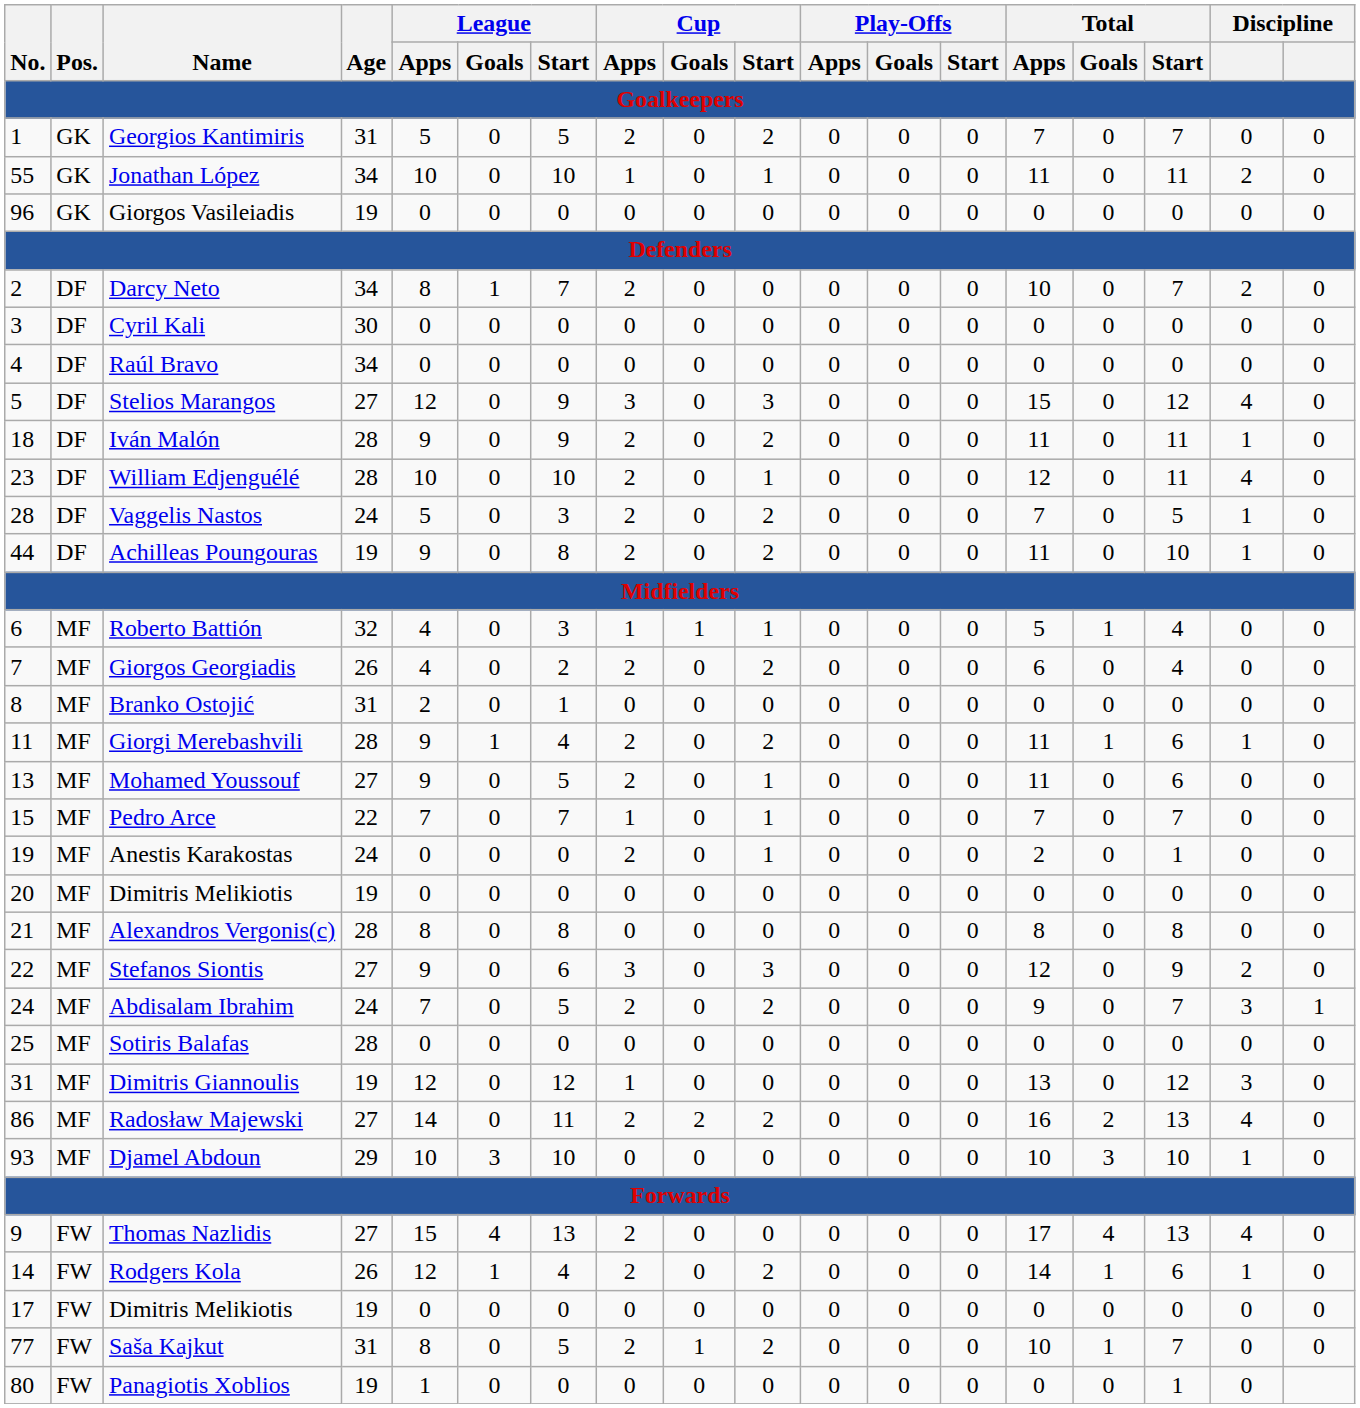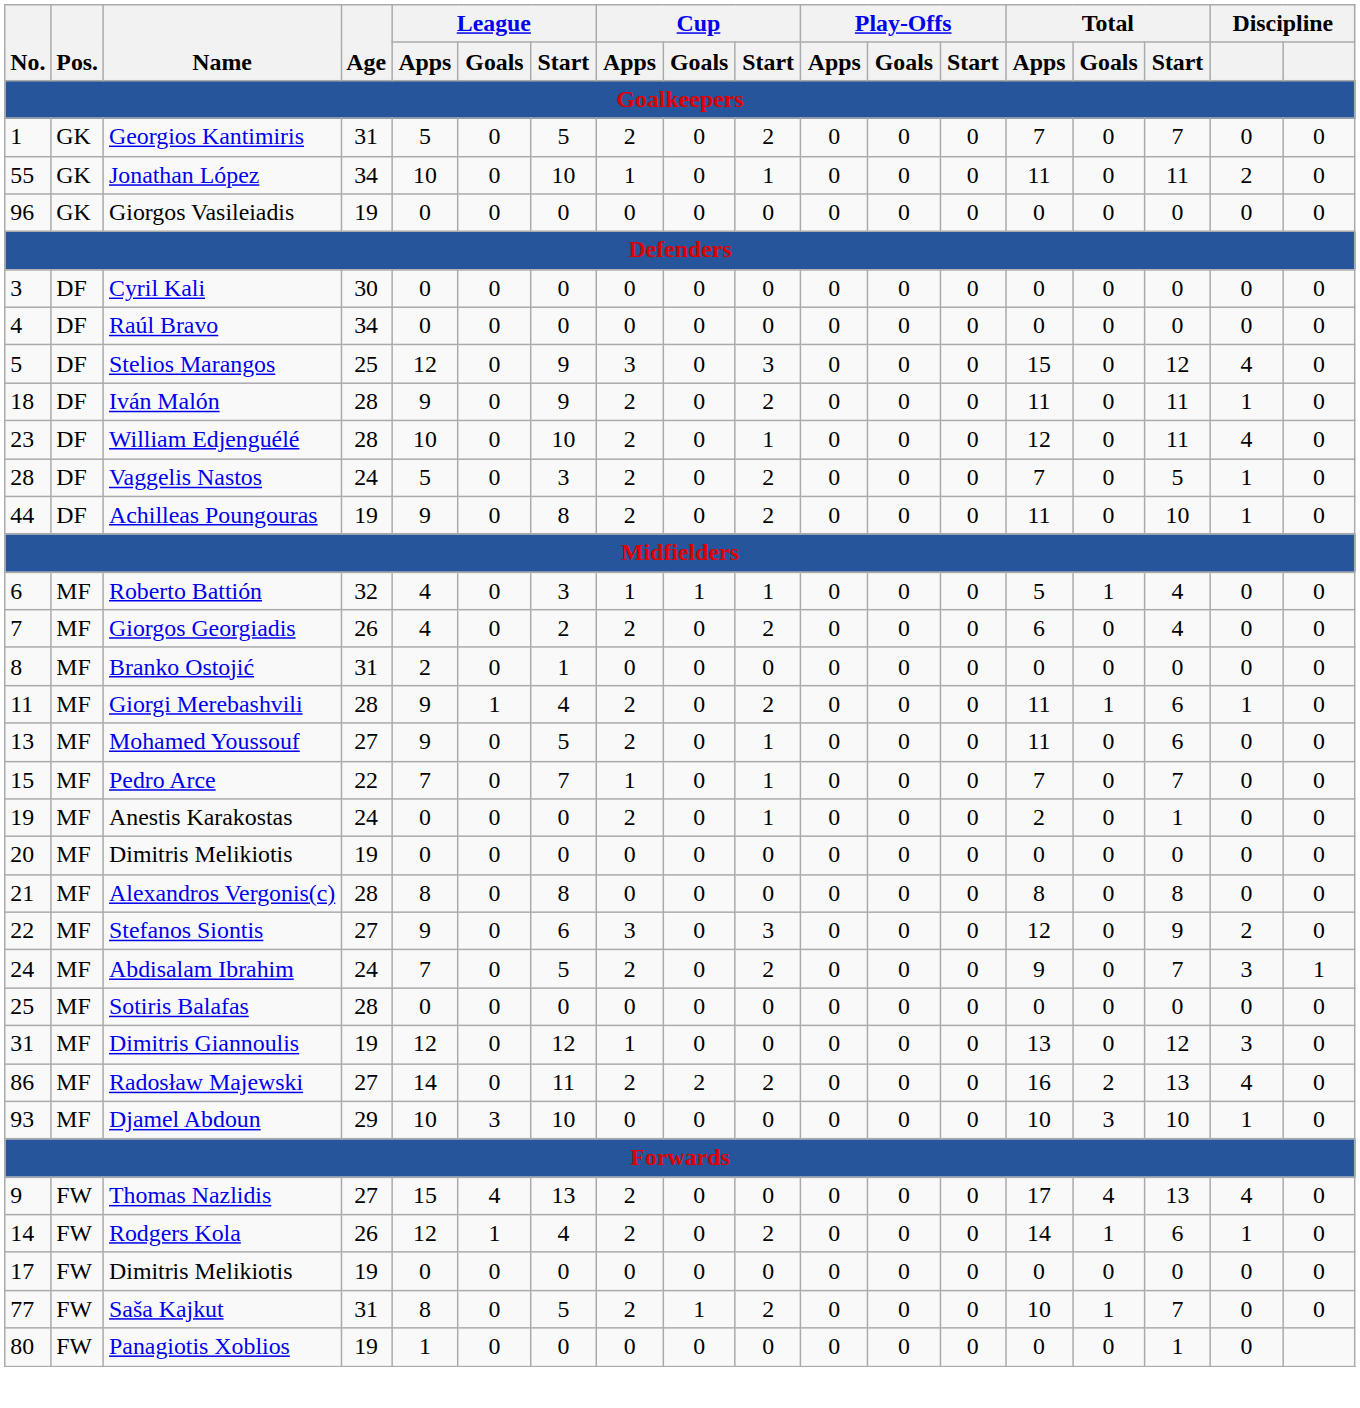- row: (16, 288)
(366, 401) 27 -> (366, 363) 25
